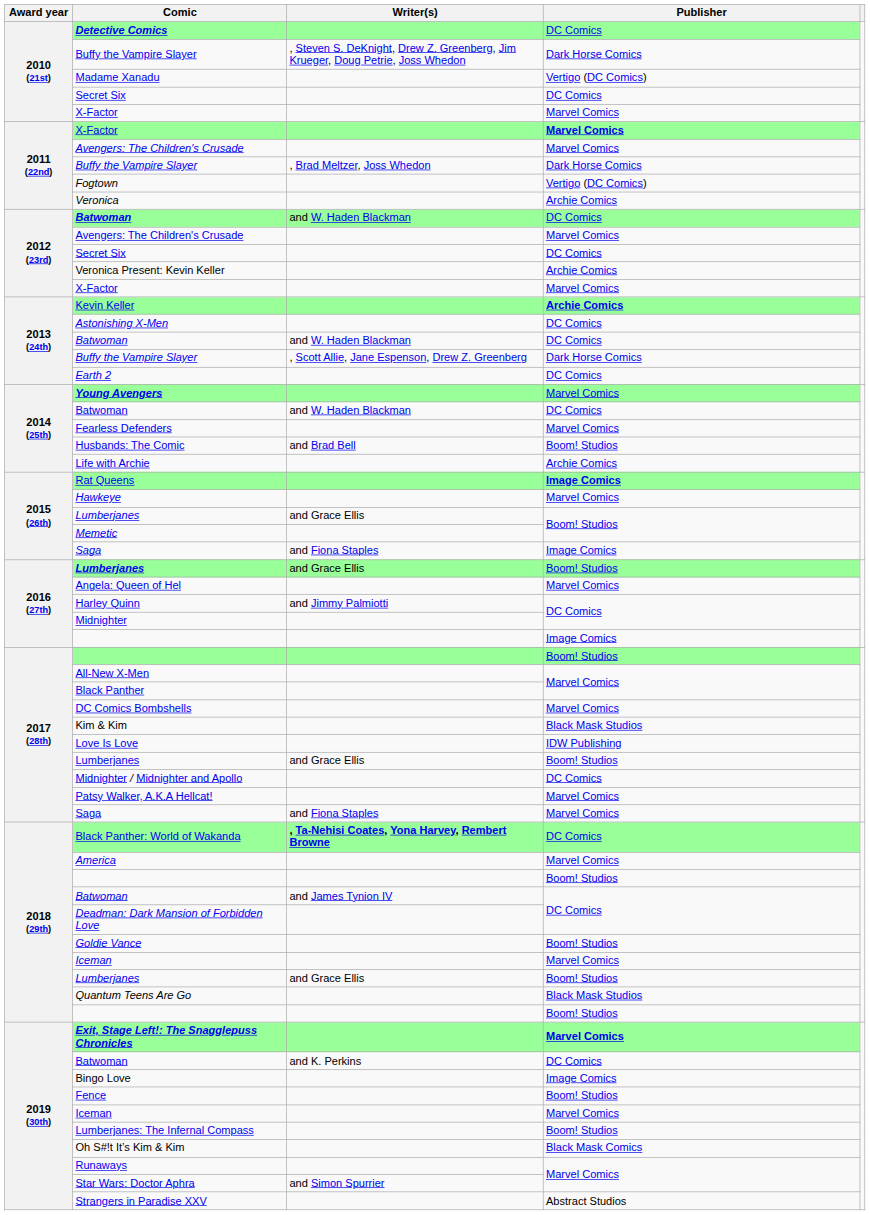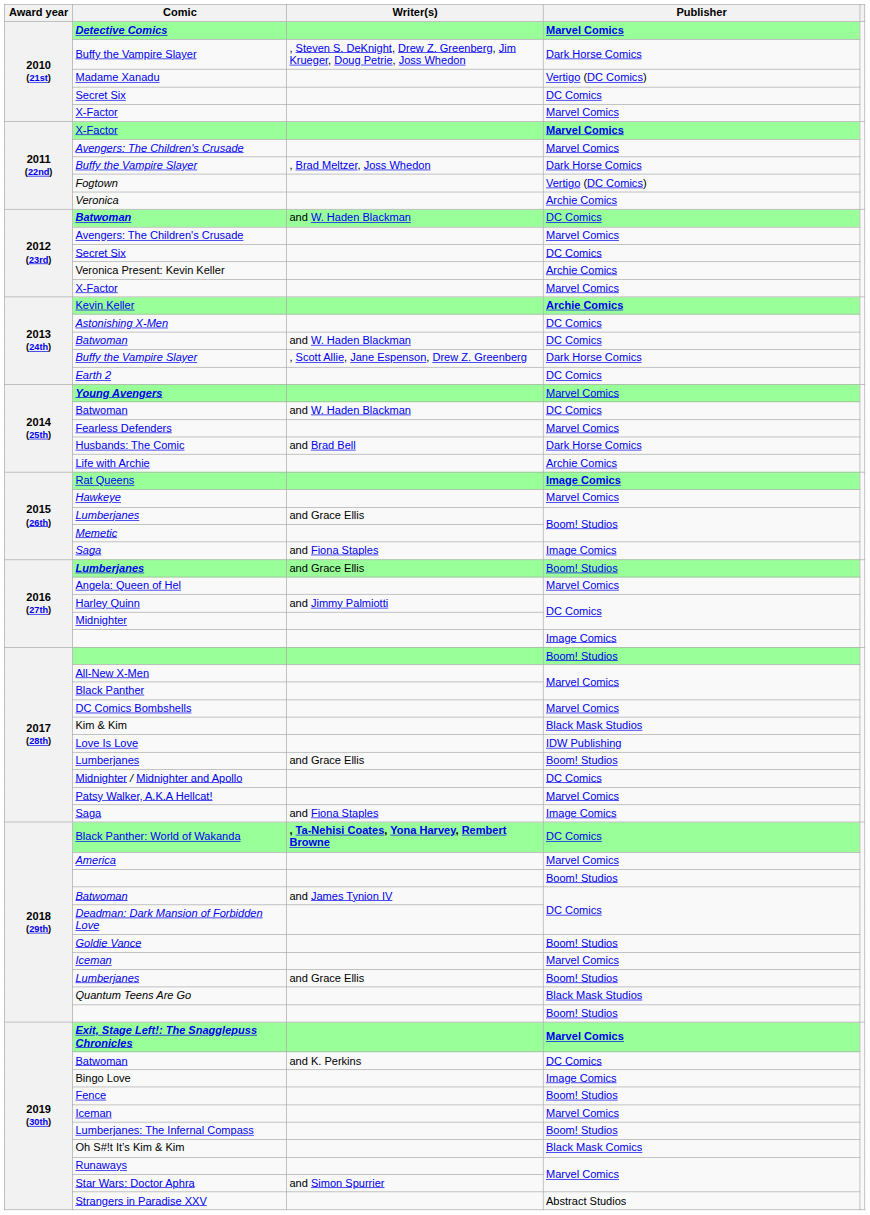(574, 30) DC Comics -> (585, 30) Marvel Comics
(582, 445) Boom! Studios -> (594, 445) Dark Horse Comics
(582, 813) Marvel Comics -> (581, 813) Image Comics
